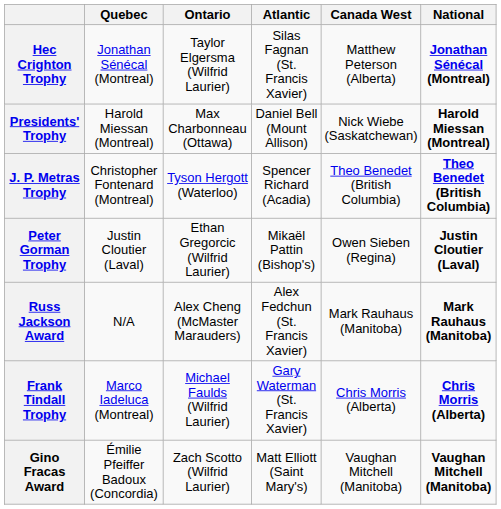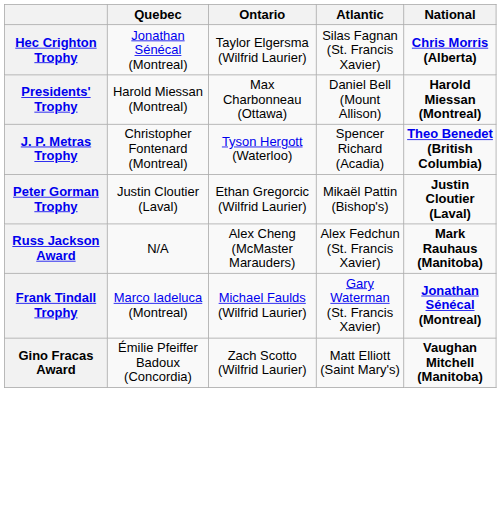- column: (371, 14)
(458, 64) Jonathan Sénécal (Montreal) -> (450, 49) Chris Morris (Alberta)
(458, 400) Chris Morris (Alberta) -> (450, 305) Jonathan Sénécal (Montreal)
